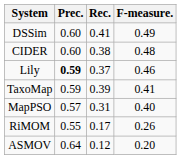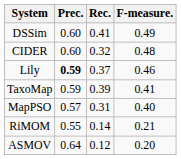(100, 51) 0.38 -> (100, 51) 0.32
(100, 126) 0.17 -> (100, 126) 0.14
(145, 126) 0.26 -> (145, 126) 0.21
